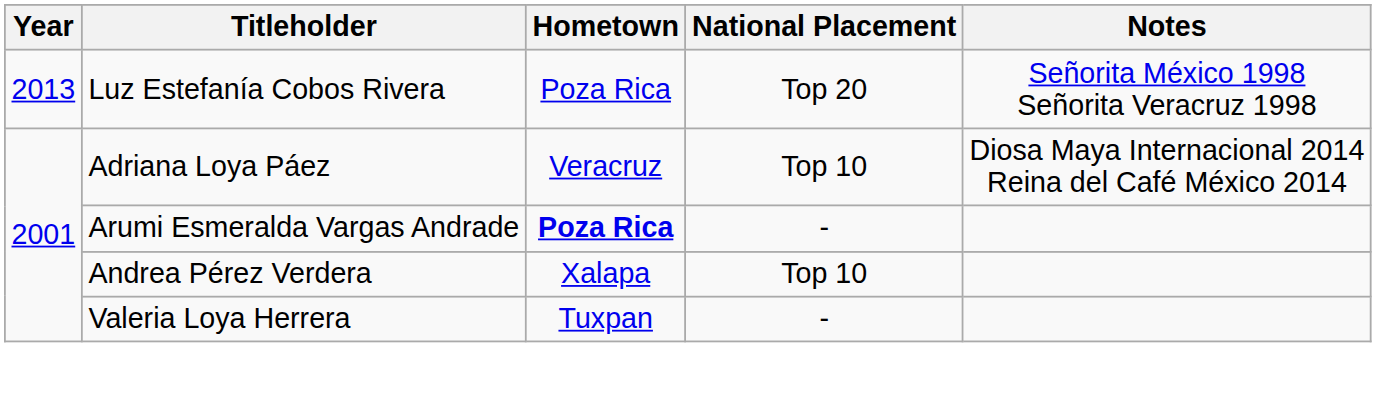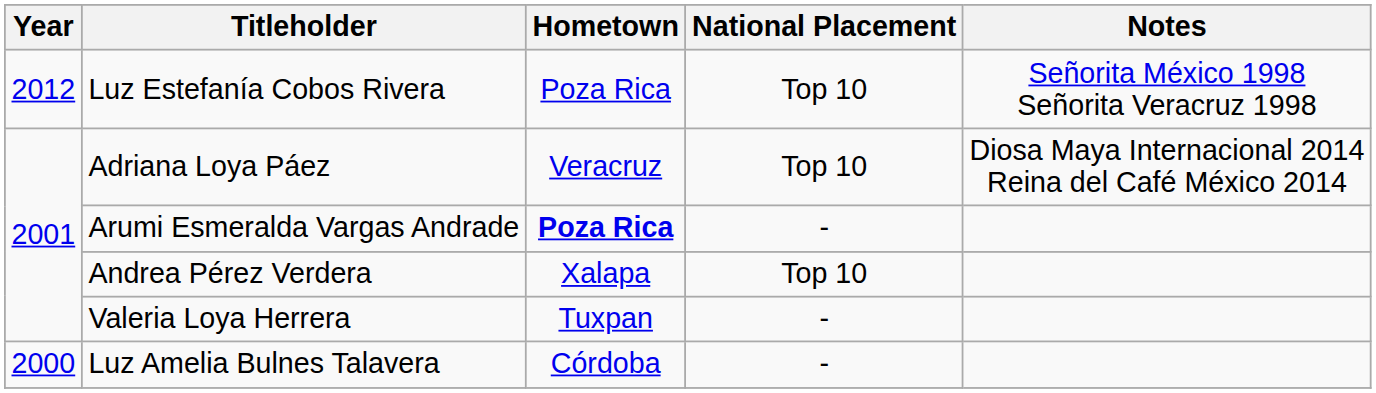(43, 88) 2013 -> (43, 88) 2012
(824, 88) Top 20 -> (824, 88) Top 10
+ row: (264, 364)
